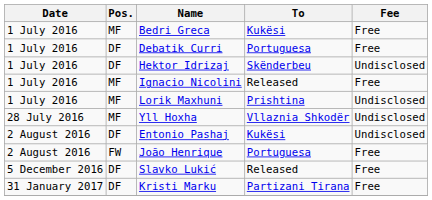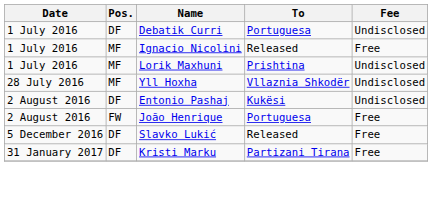- row: (174, 30)
(367, 48) Free -> (390, 30) Undisclosed
- row: (184, 65)
